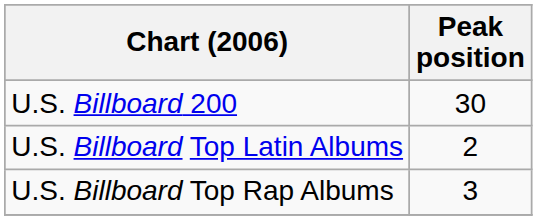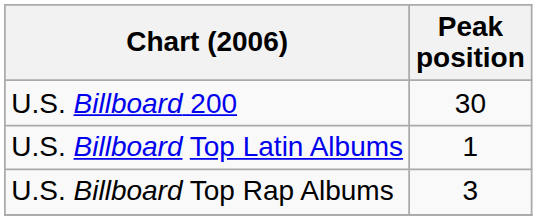(470, 147) 2 -> (470, 147) 1
